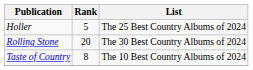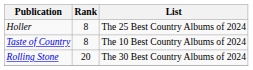(86, 27) 5 -> (86, 27) 8
rows swapped: (33, 42) <-> (38, 57)
